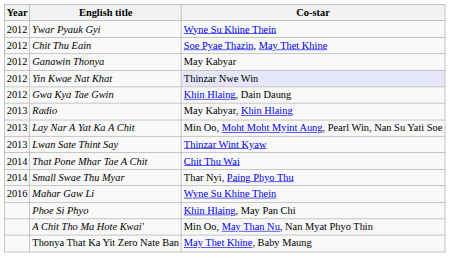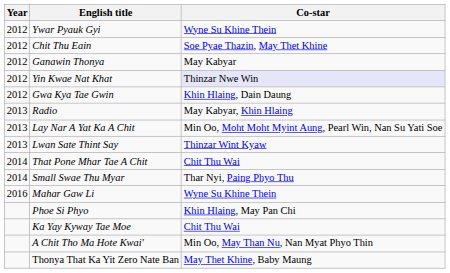+ row: (82, 227)
